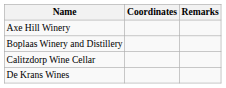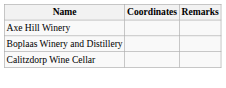- row: (38, 75)
